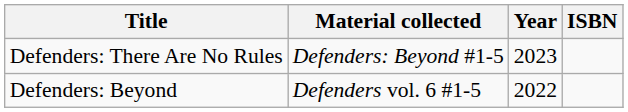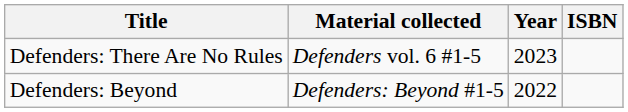(398, 55) Defenders: Beyond #1-5 -> (387, 55) Defenders vol. 6 #1-5
(387, 90) Defenders vol. 6 #1-5 -> (398, 90) Defenders: Beyond #1-5
